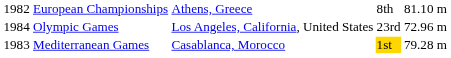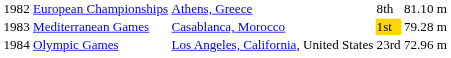rows swapped: (91, 45) <-> (76, 26)
